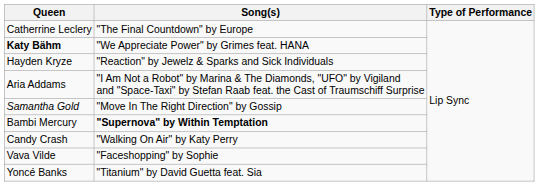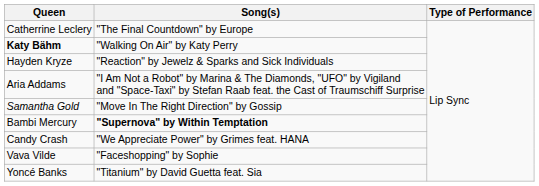(203, 45) "We Appreciate Power" by Grimes feat. HANA -> (167, 45) "Walking On Air" by Katy Perry
(167, 139) "Walking On Air" by Katy Perry -> (203, 139) "We Appreciate Power" by Grimes feat. HANA
